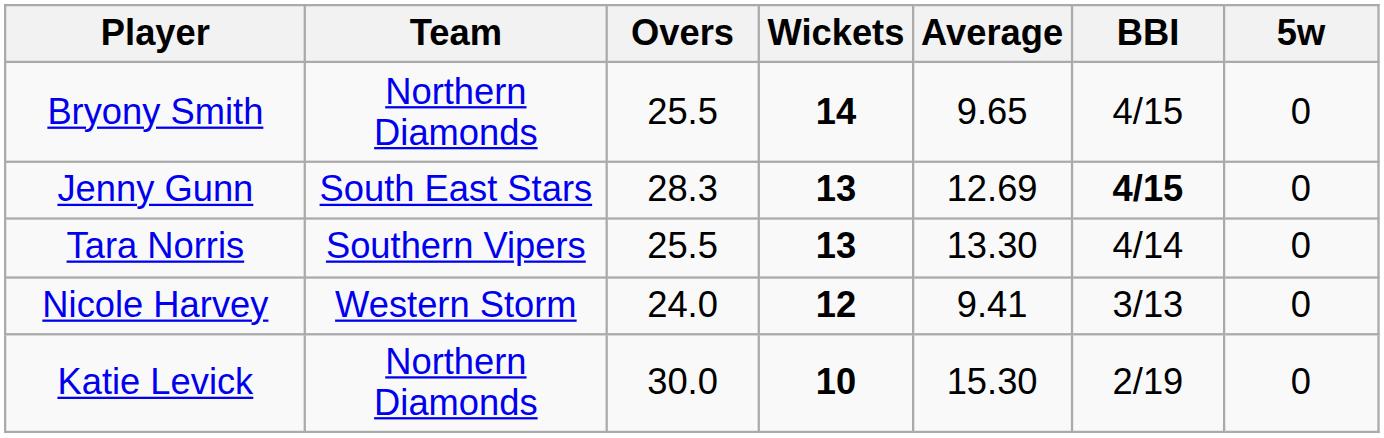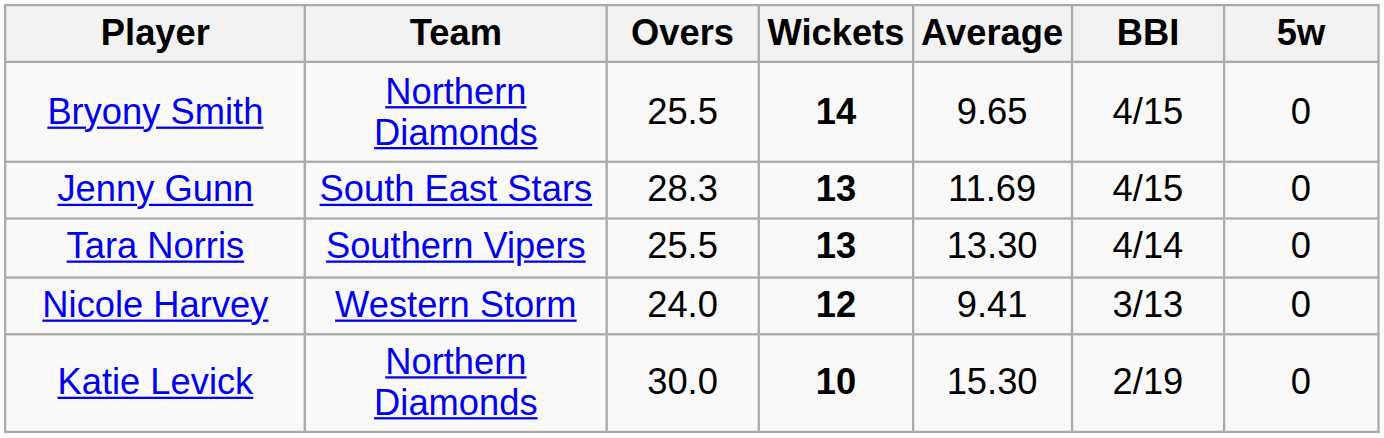(992, 189) 12.69 -> (992, 189) 11.69
(1148, 189) bold -> (1148, 189) normal
